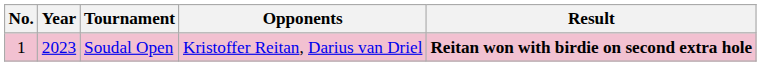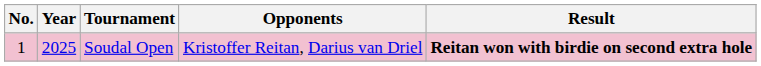(59, 47) 2023 -> (59, 47) 2025
